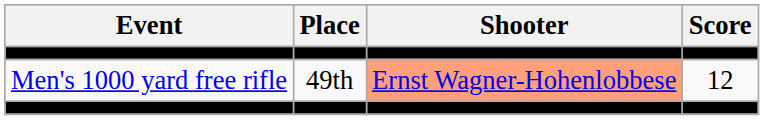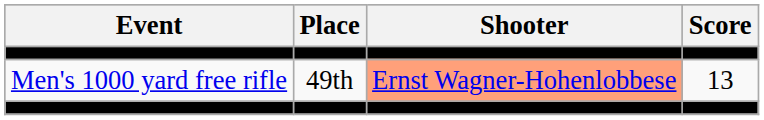(720, 79) 12 -> (720, 79) 13
